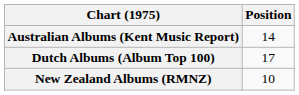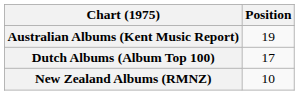(268, 36) 14 -> (268, 36) 19
